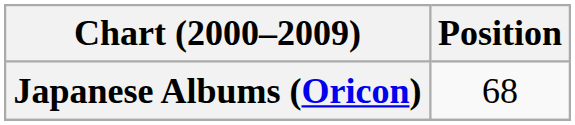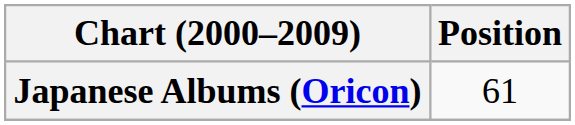(500, 90) 68 -> (500, 90) 61
